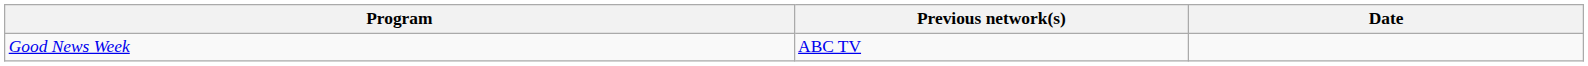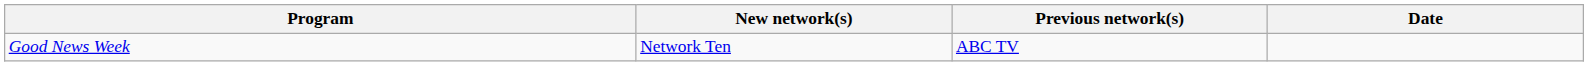+ column: (794, 18)
